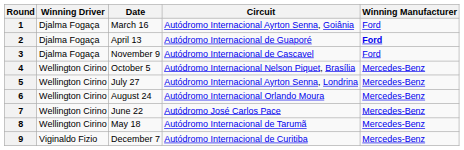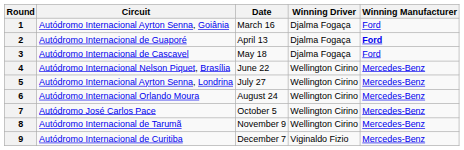columns swapped: (261, 11) <-> (73, 11)
(135, 53) November 9 -> (252, 53) May 18
(131, 68) October 5 -> (253, 68) June 22
(127, 110) June 22 -> (257, 110) October 5
(126, 124) May 18 -> (262, 124) November 9
